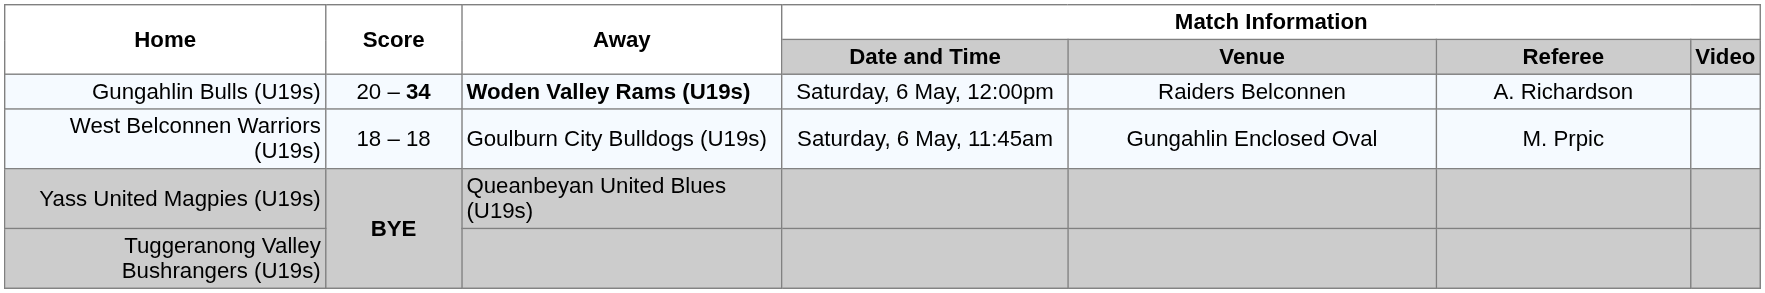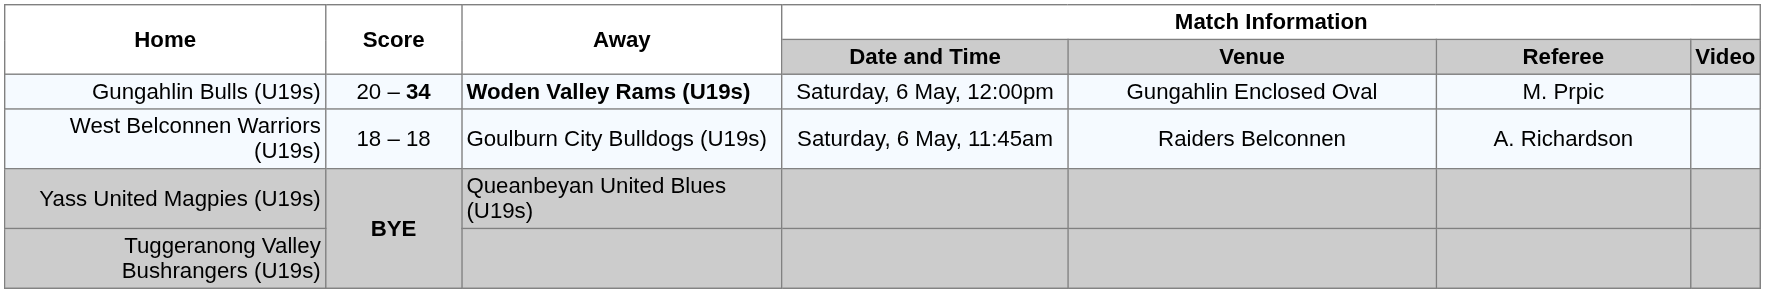(1252, 91) Raiders Belconnen -> (1252, 91) Gungahlin Enclosed Oval
(1563, 91) A. Richardson -> (1563, 91) M. Prpic
(1252, 138) Gungahlin Enclosed Oval -> (1252, 138) Raiders Belconnen
(1563, 138) M. Prpic -> (1563, 138) A. Richardson
